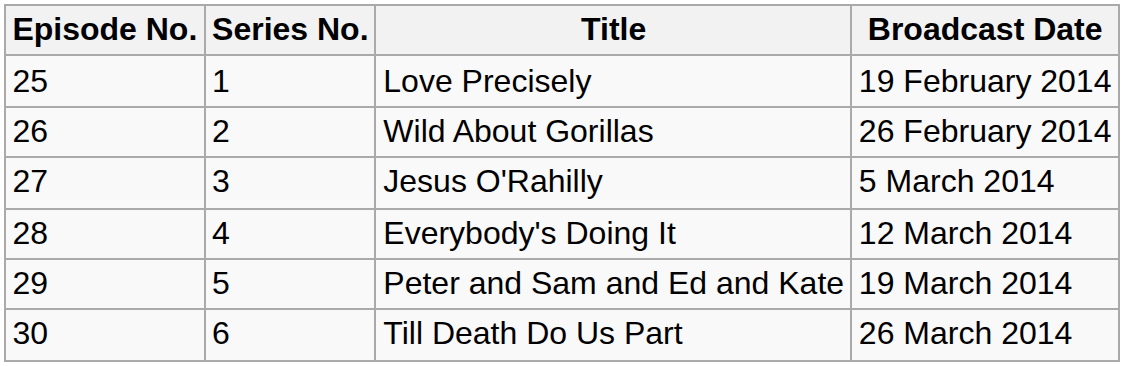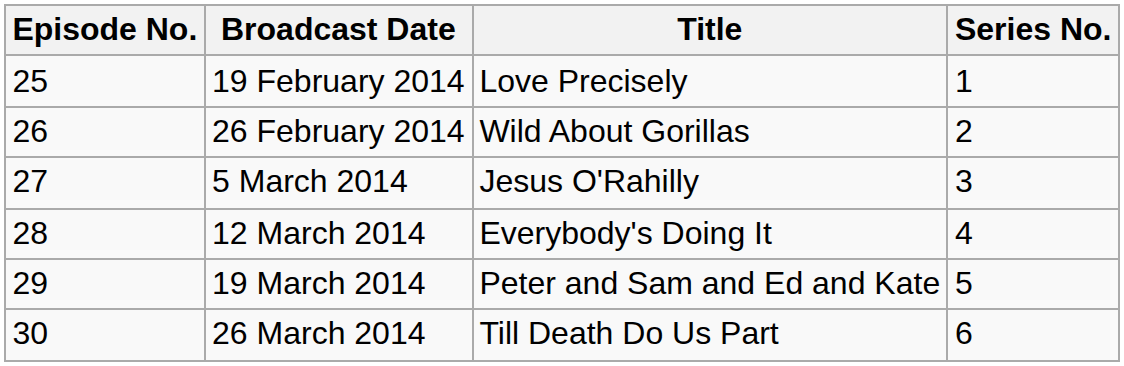columns swapped: (290, 29) <-> (985, 29)
